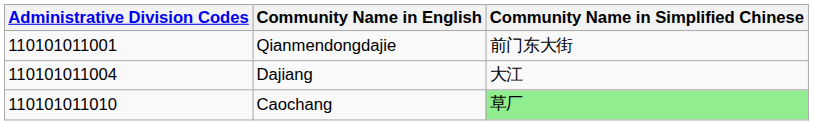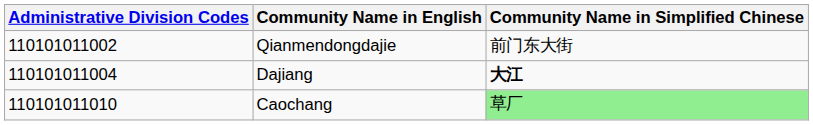(63, 45) 110101011001 -> (63, 45) 110101011002
(506, 74) normal -> (506, 74) bold
